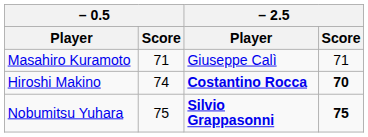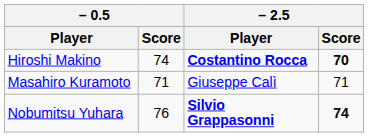rows swapped: (54, 82) <-> (69, 60)
(161, 112) 75 -> (161, 112) 76
(341, 112) 75 -> (341, 112) 74
